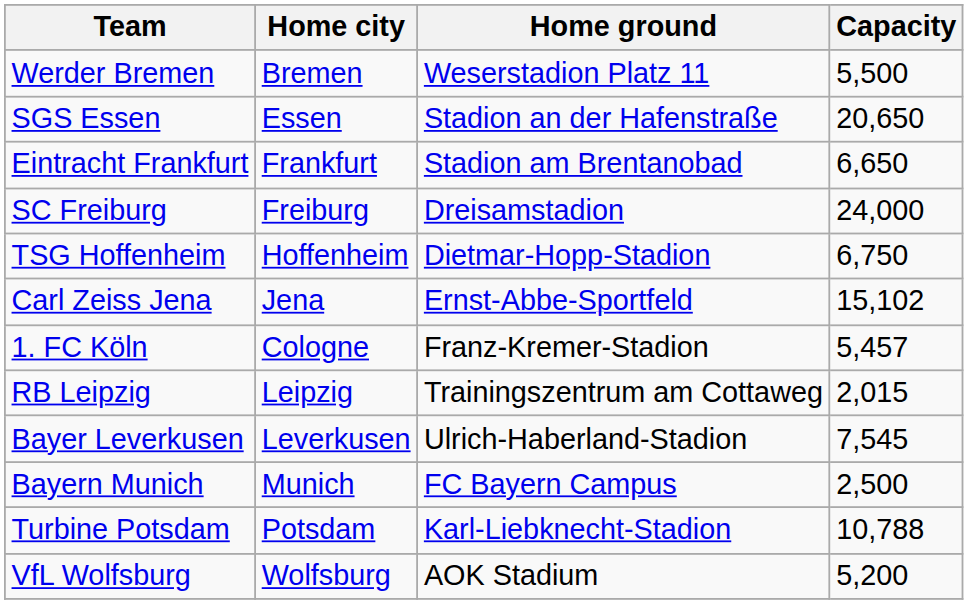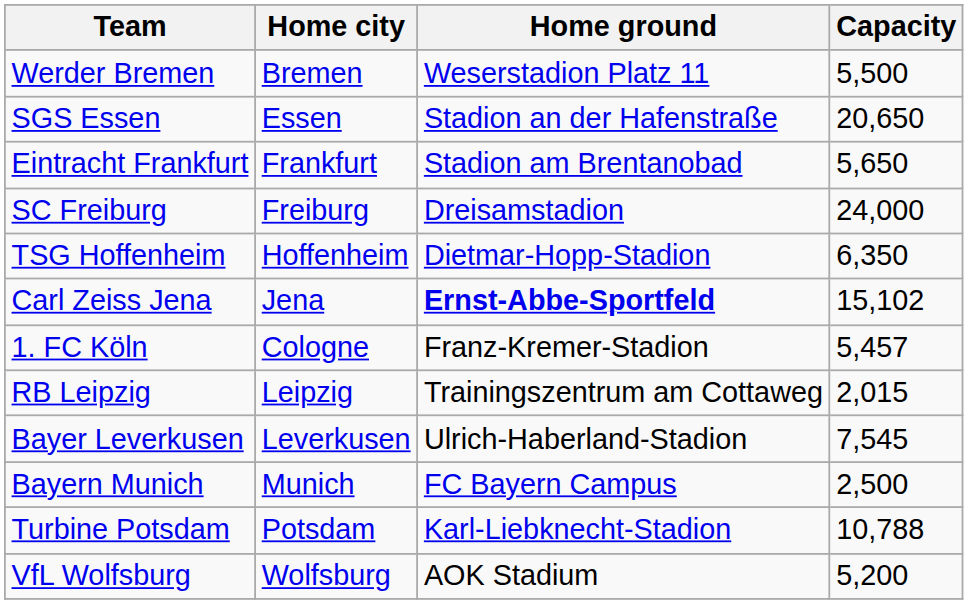(872, 164) 6,650 -> (872, 164) 5,650
(872, 255) 6,750 -> (872, 255) 6,350
(558, 301) normal -> (569, 301) bold
